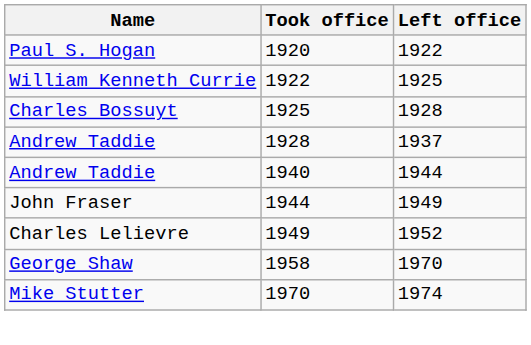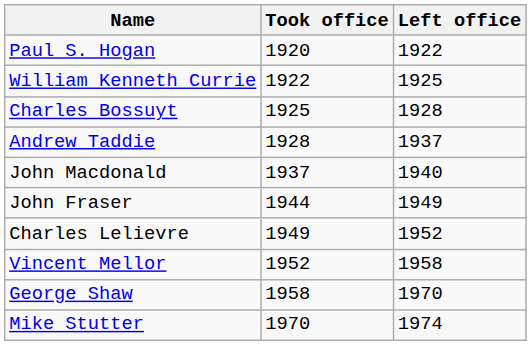+ row: (88, 173)
- row: (82, 173)
+ row: (88, 264)
